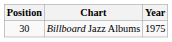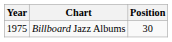columns swapped: (155, 12) <-> (24, 12)
